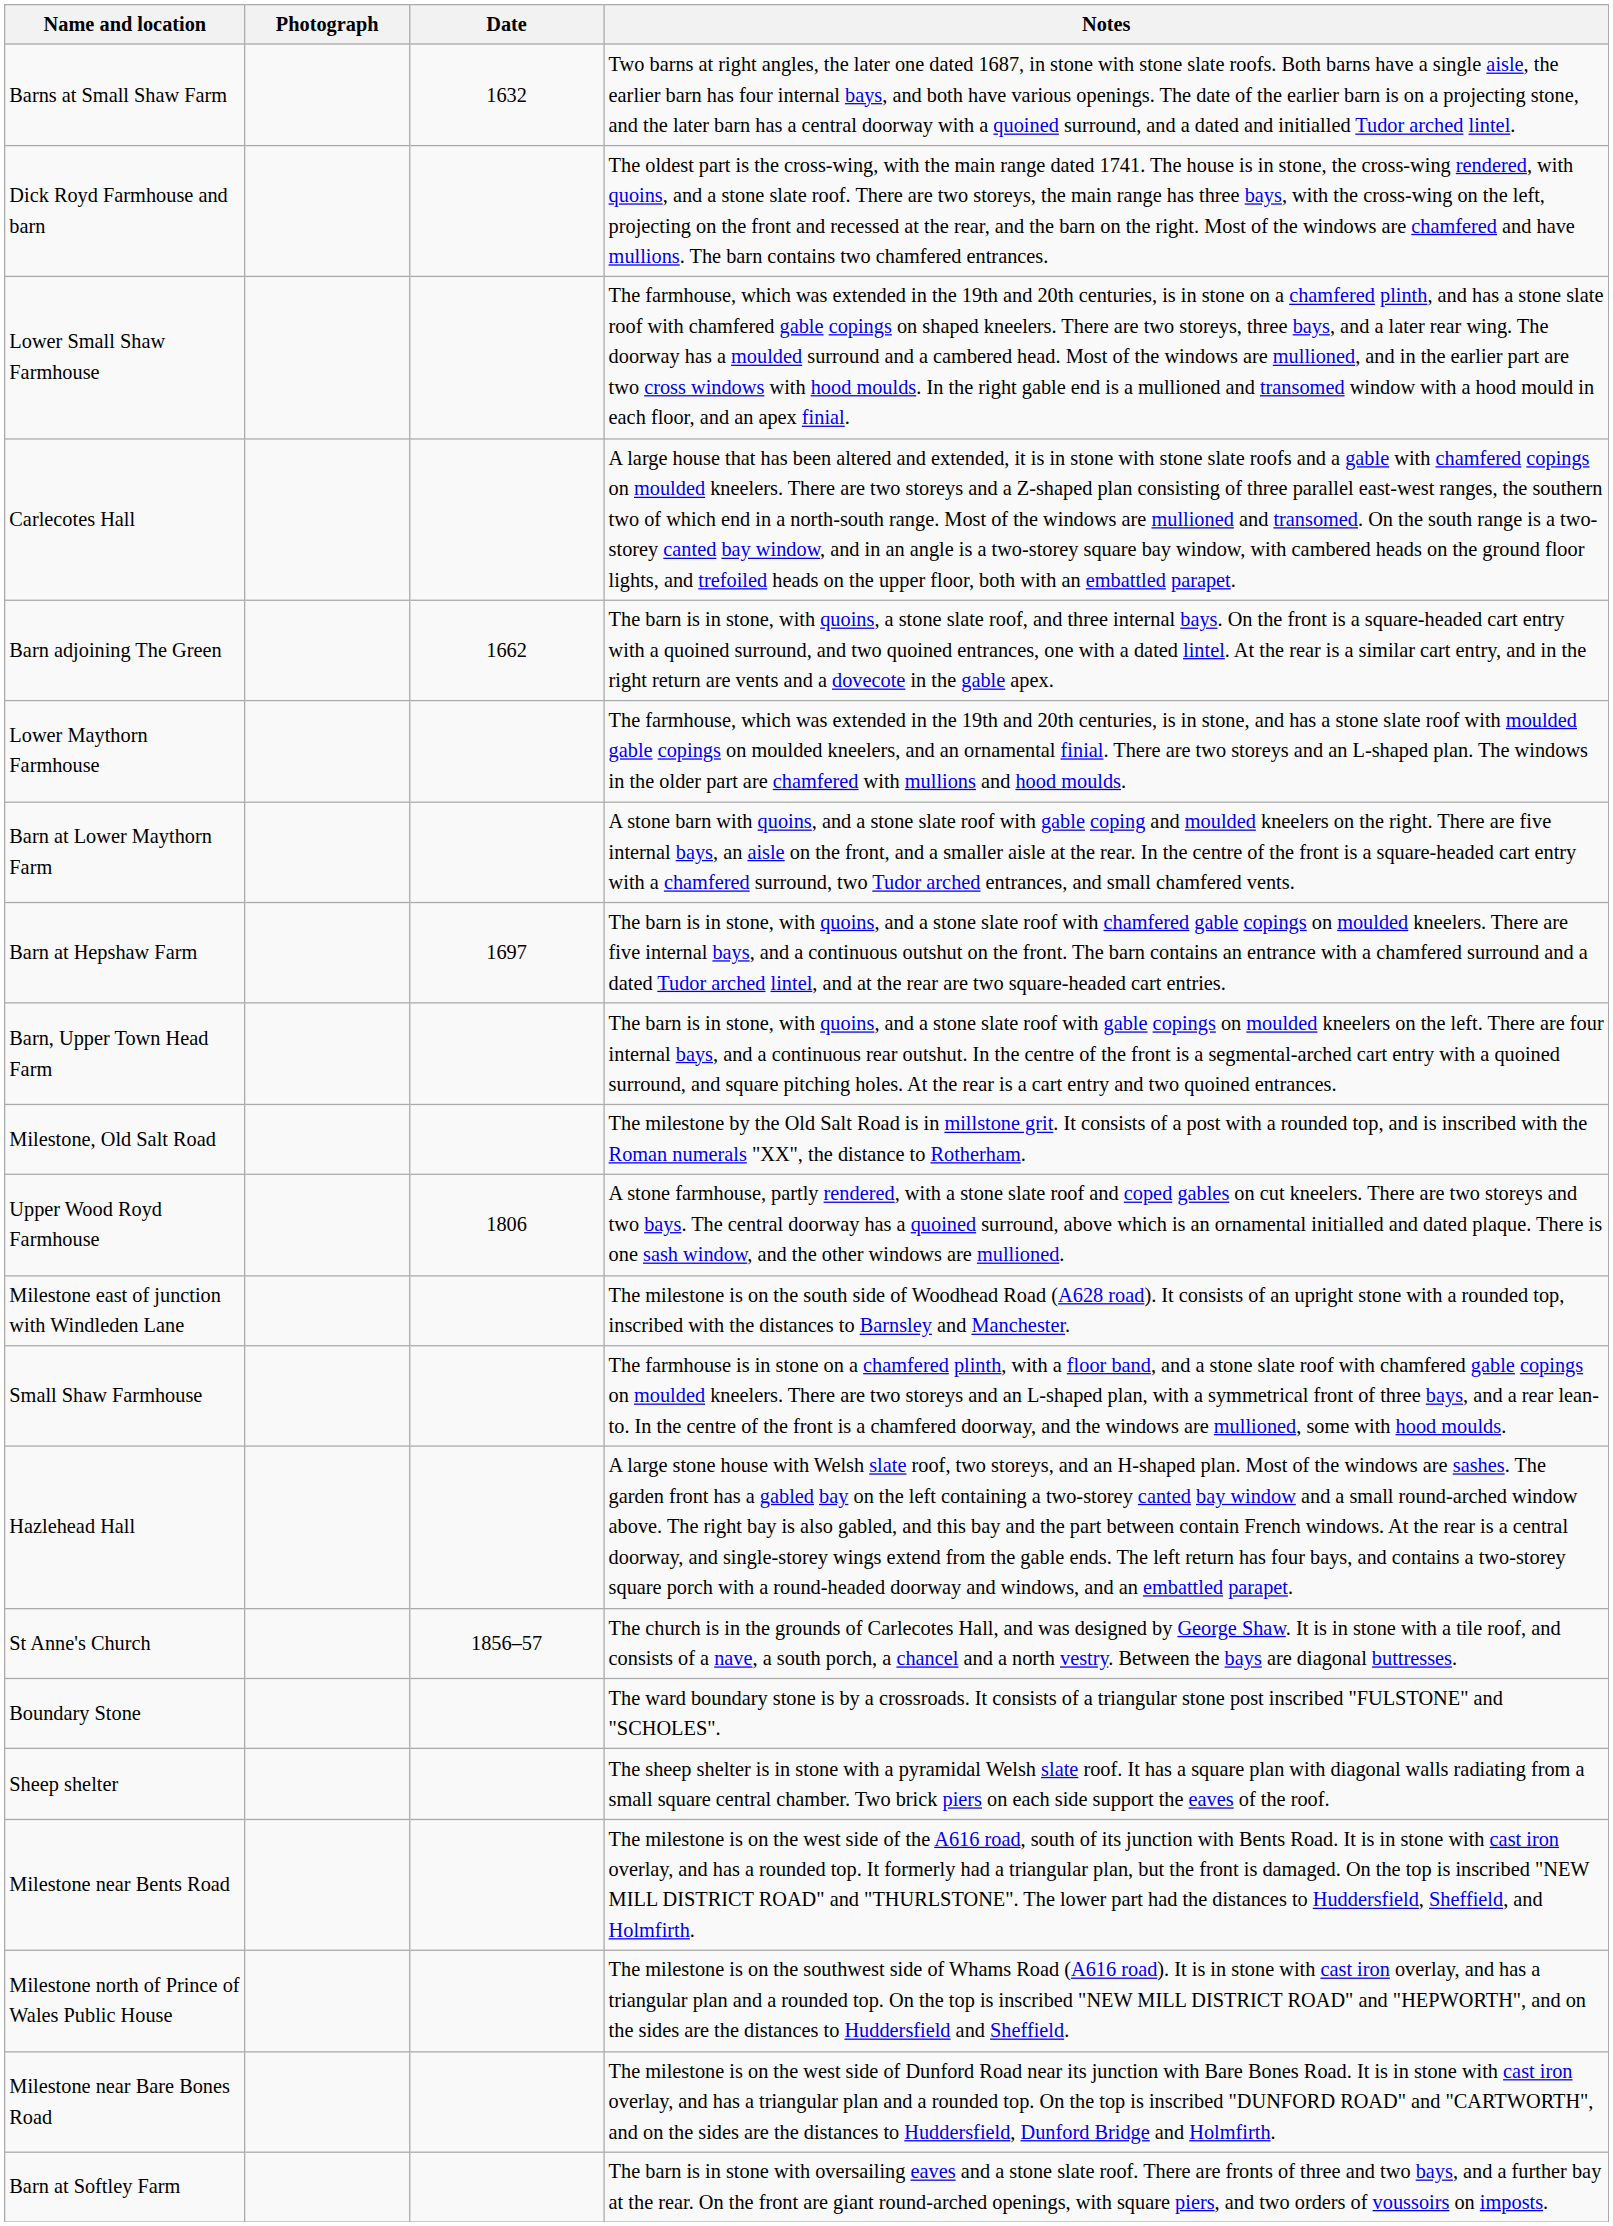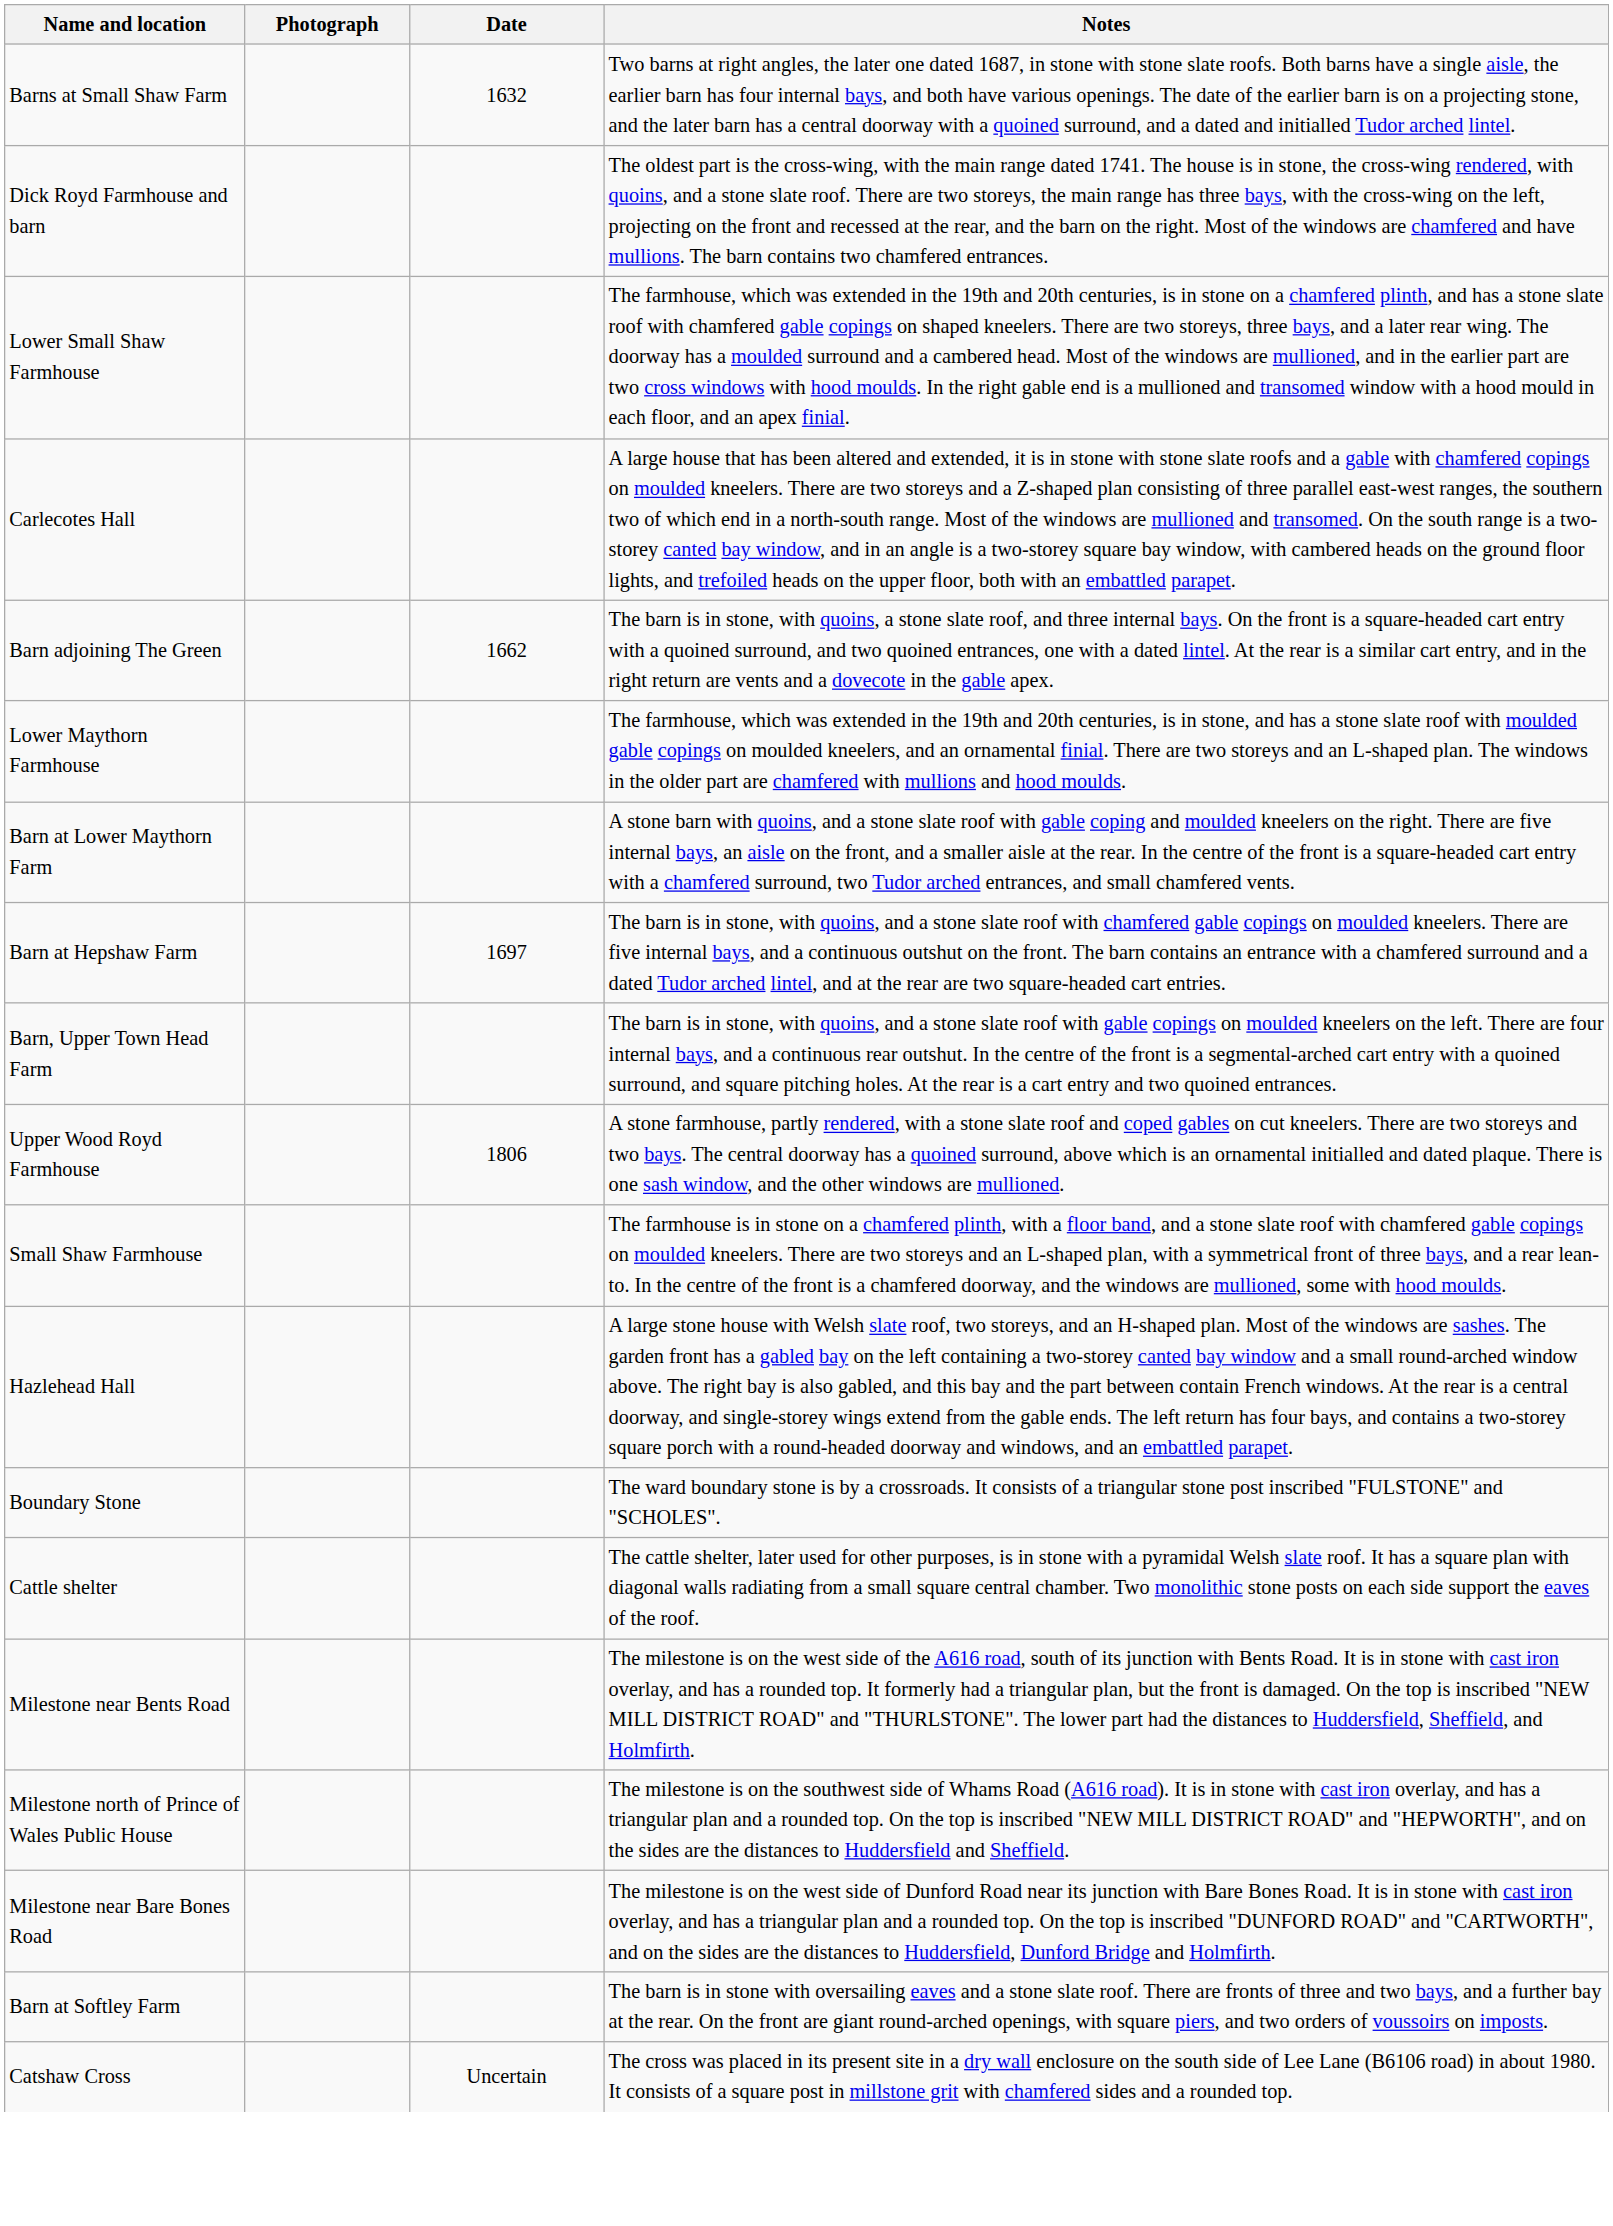- row: (113, 1139)
- row: (115, 1310)
- row: (80, 1643)
+ row: (63, 1588)
- row: (64, 1783)
+ row: (70, 2076)
